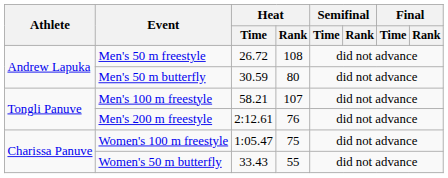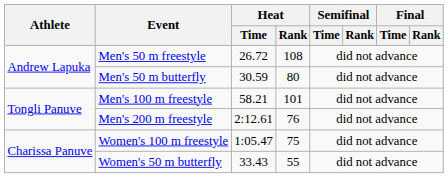(293, 98) 107 -> (293, 98) 101
